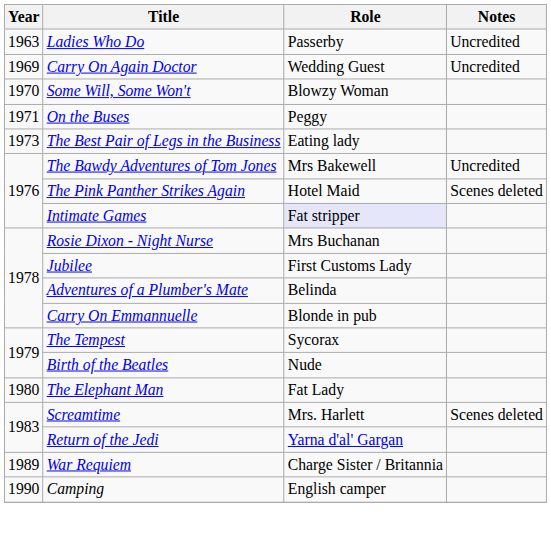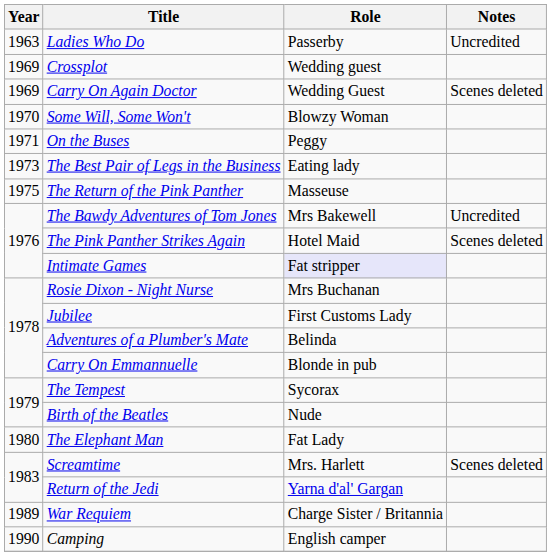+ row: (77, 66)
(485, 66) Uncredited -> (497, 91) Scenes deleted
+ row: (145, 191)
